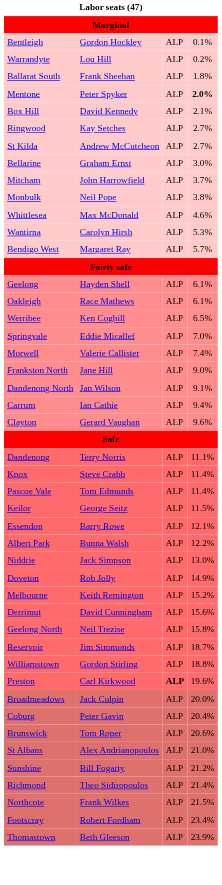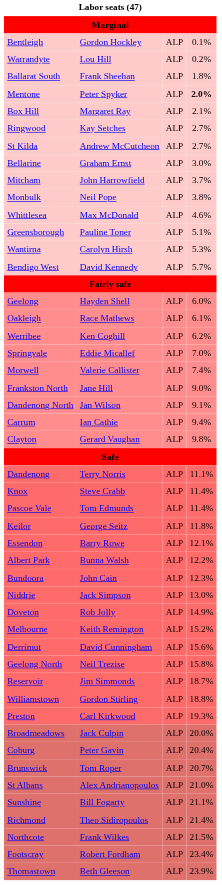(109, 111) David Kennedy -> (105, 111) Margaret Ray
+ row: (36, 232)
(105, 249) Margaret Ray -> (109, 266) David Kennedy
(203, 283) 6.1% -> (201, 301) 6.0%
(203, 318) 6.5% -> (201, 335) 6.2%
(203, 422) 9.6% -> (201, 439) 9.8%
(203, 508) 11.5% -> (201, 525) 11.8%
+ row: (25, 577)
(175, 681) bold -> (174, 715) normal
(203, 681) 19.6% -> (201, 715) 19.3%
(203, 733) 20.6% -> (201, 767) 20.7%
(203, 767) 21.2% -> (201, 802) 21.1%
